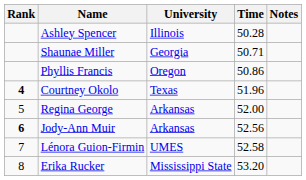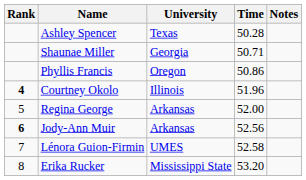(167, 33) Illinois -> (164, 33) Texas
(164, 90) Texas -> (167, 90) Illinois
